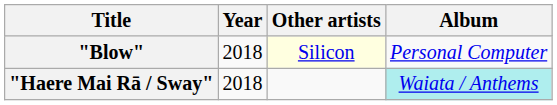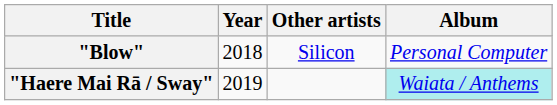(326, 52) lightyellow background -> (326, 52) no background
(242, 83) 2018 -> (242, 83) 2019
